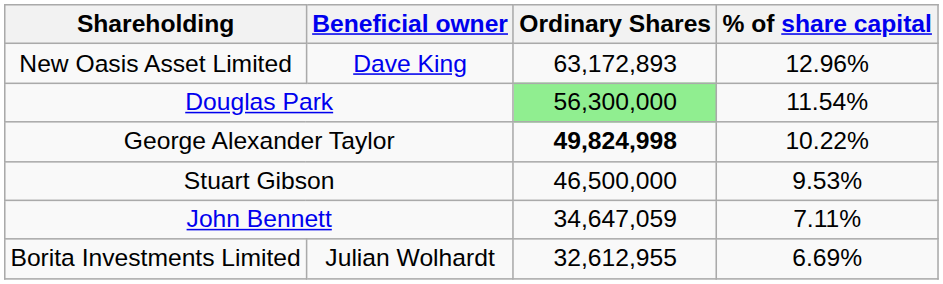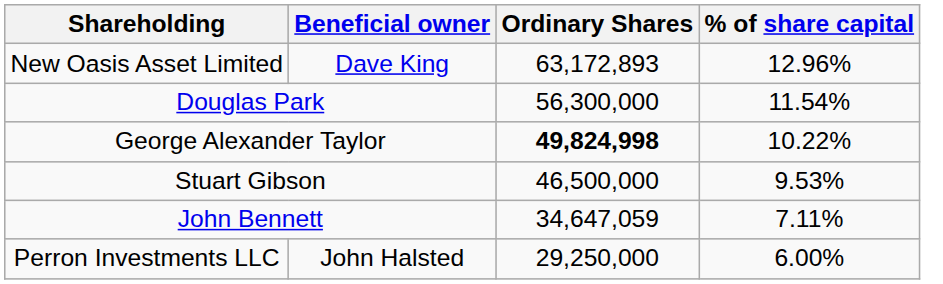(615, 102) lightgreen background -> (597, 102) no background
- row: (156, 258)
+ row: (147, 258)
